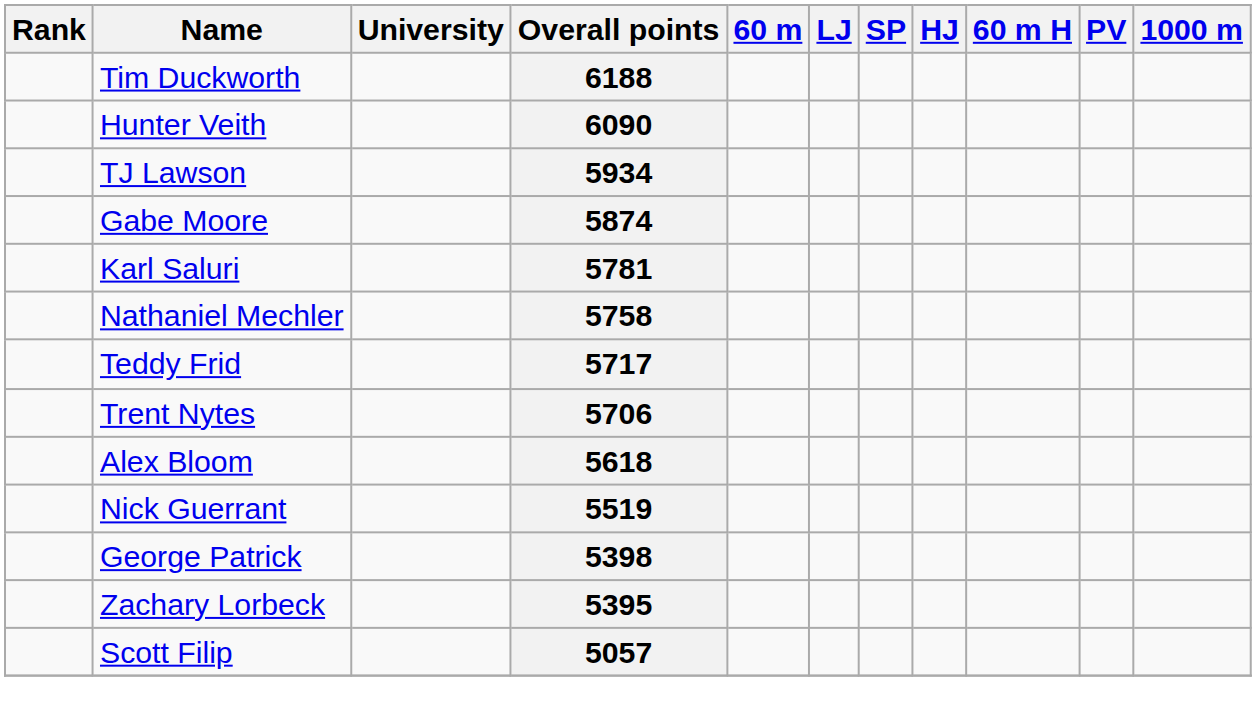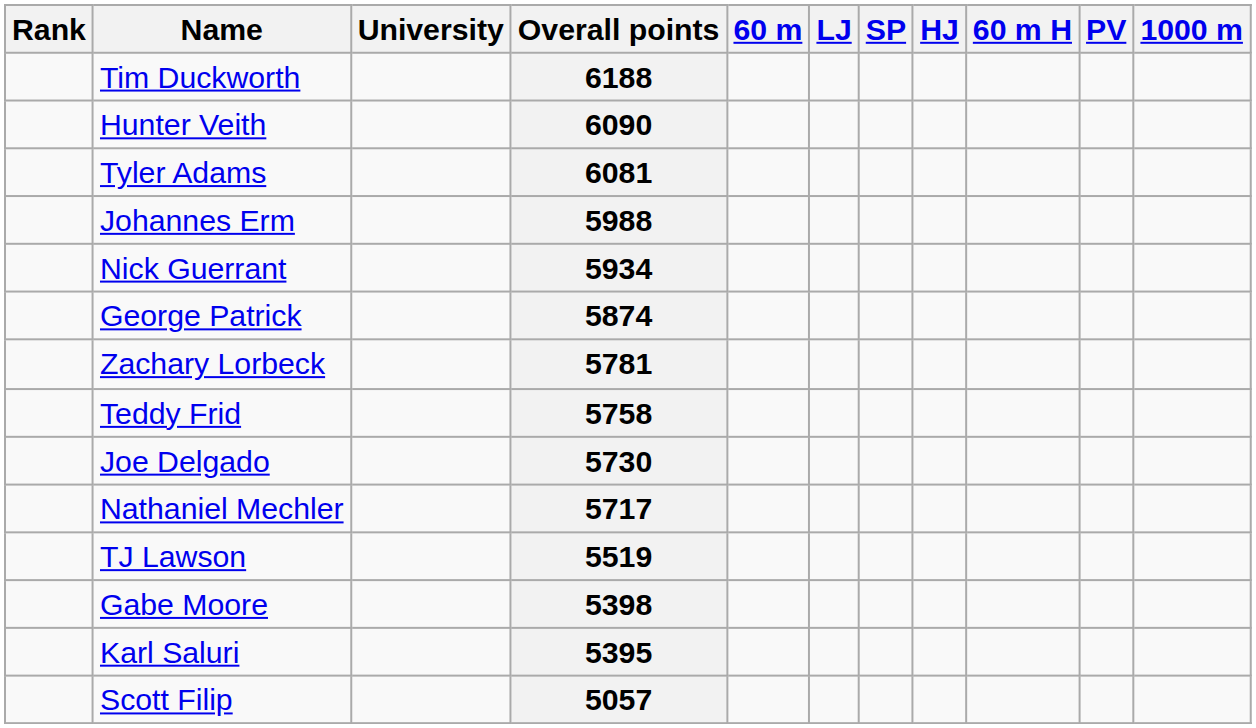+ row: (619, 173)
+ row: (619, 221)
(173, 173) TJ Lawson -> (193, 269) Nick Guerrant
(184, 221) Gabe Moore -> (201, 316) George Patrick
(170, 269) Karl Saluri -> (213, 364) Zachary Lorbeck
(222, 316) Nathaniel Mechler -> (171, 412) Teddy Frid
+ row: (619, 460)
(171, 364) Teddy Frid -> (222, 508) Nathaniel Mechler
- row: (619, 412)
- row: (619, 460)
(193, 508) Nick Guerrant -> (173, 556) TJ Lawson
(201, 556) George Patrick -> (184, 604) Gabe Moore
(213, 604) Zachary Lorbeck -> (170, 652) Karl Saluri
